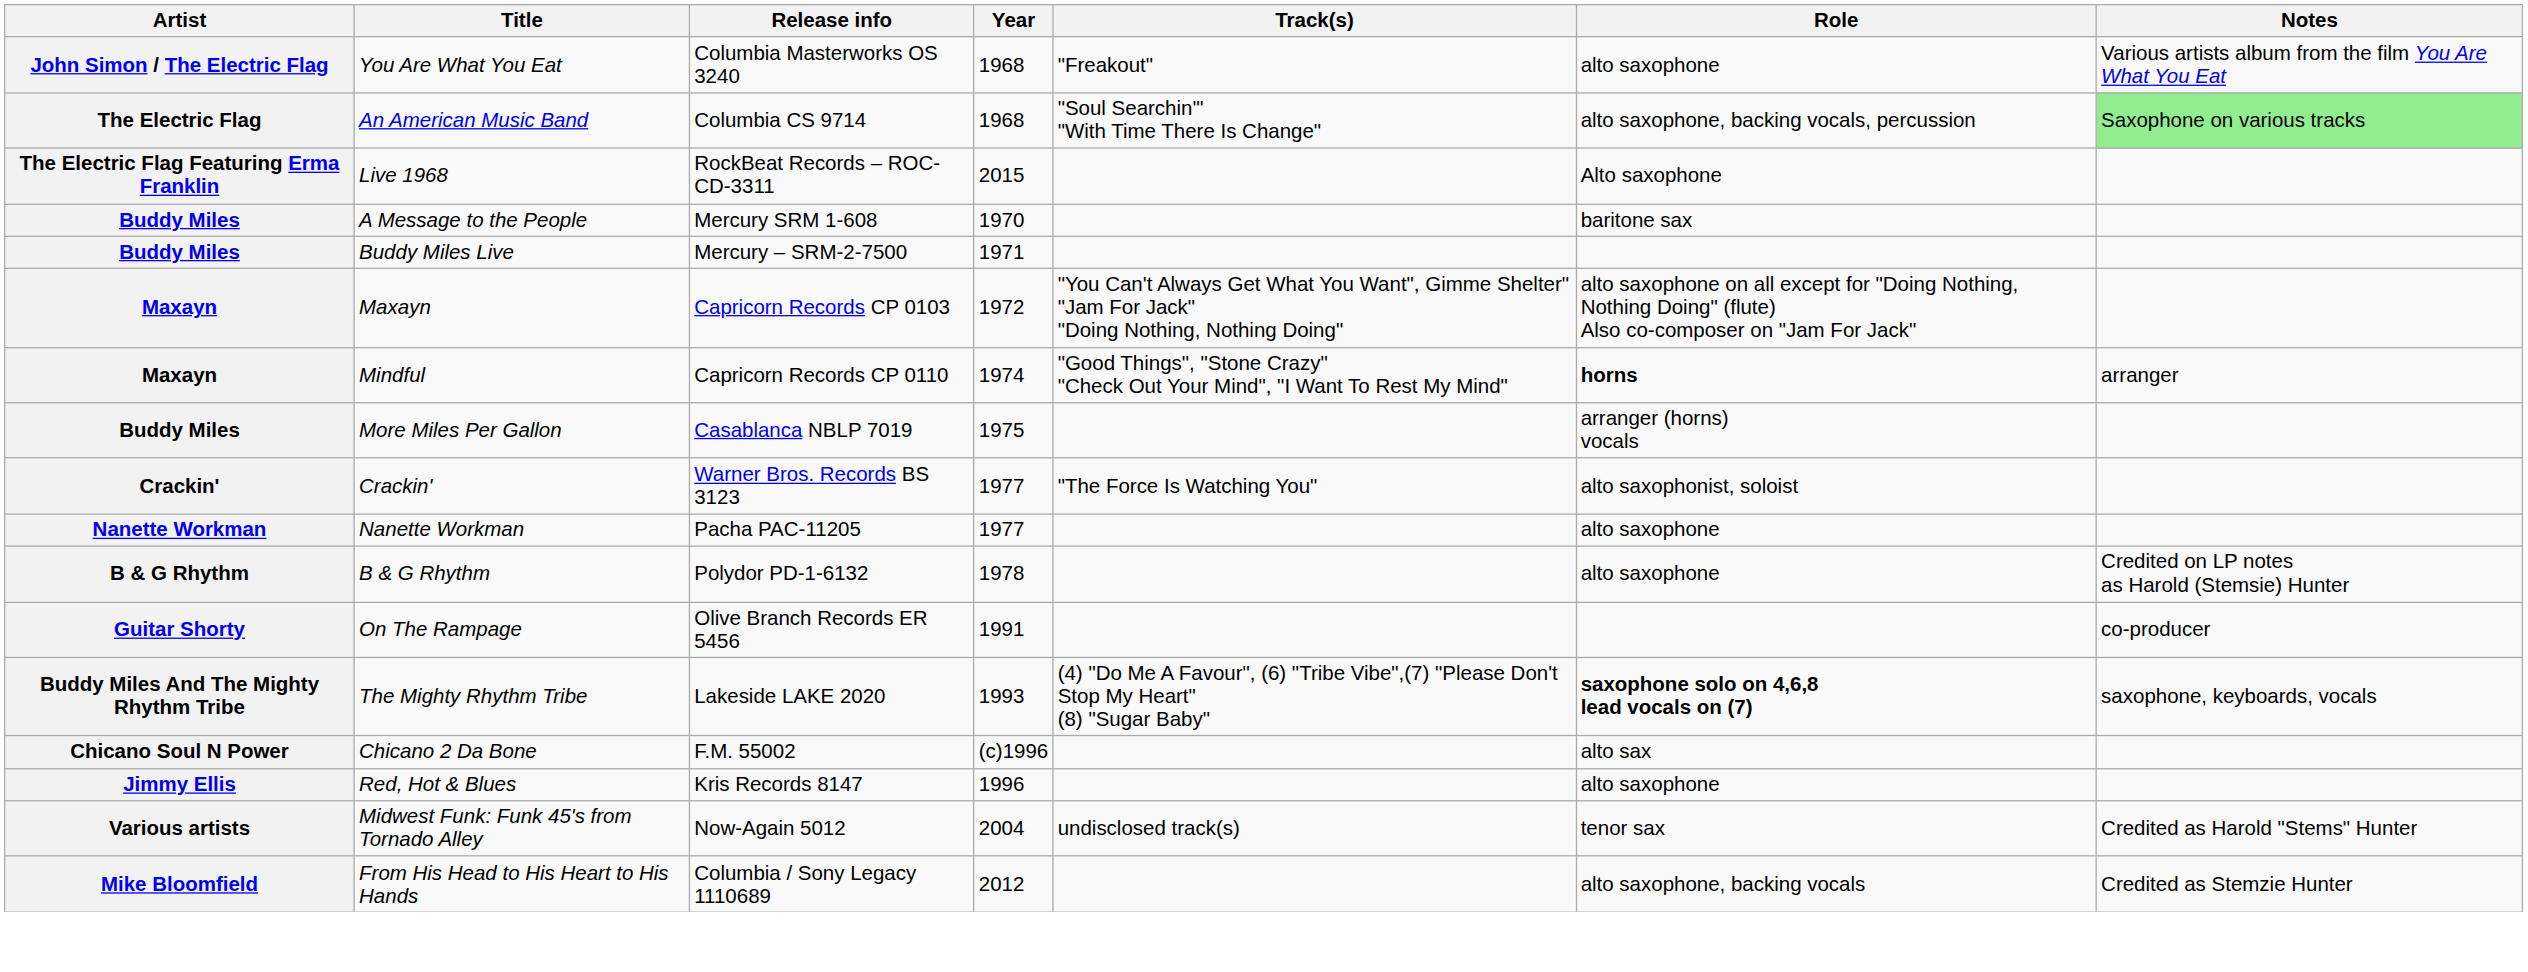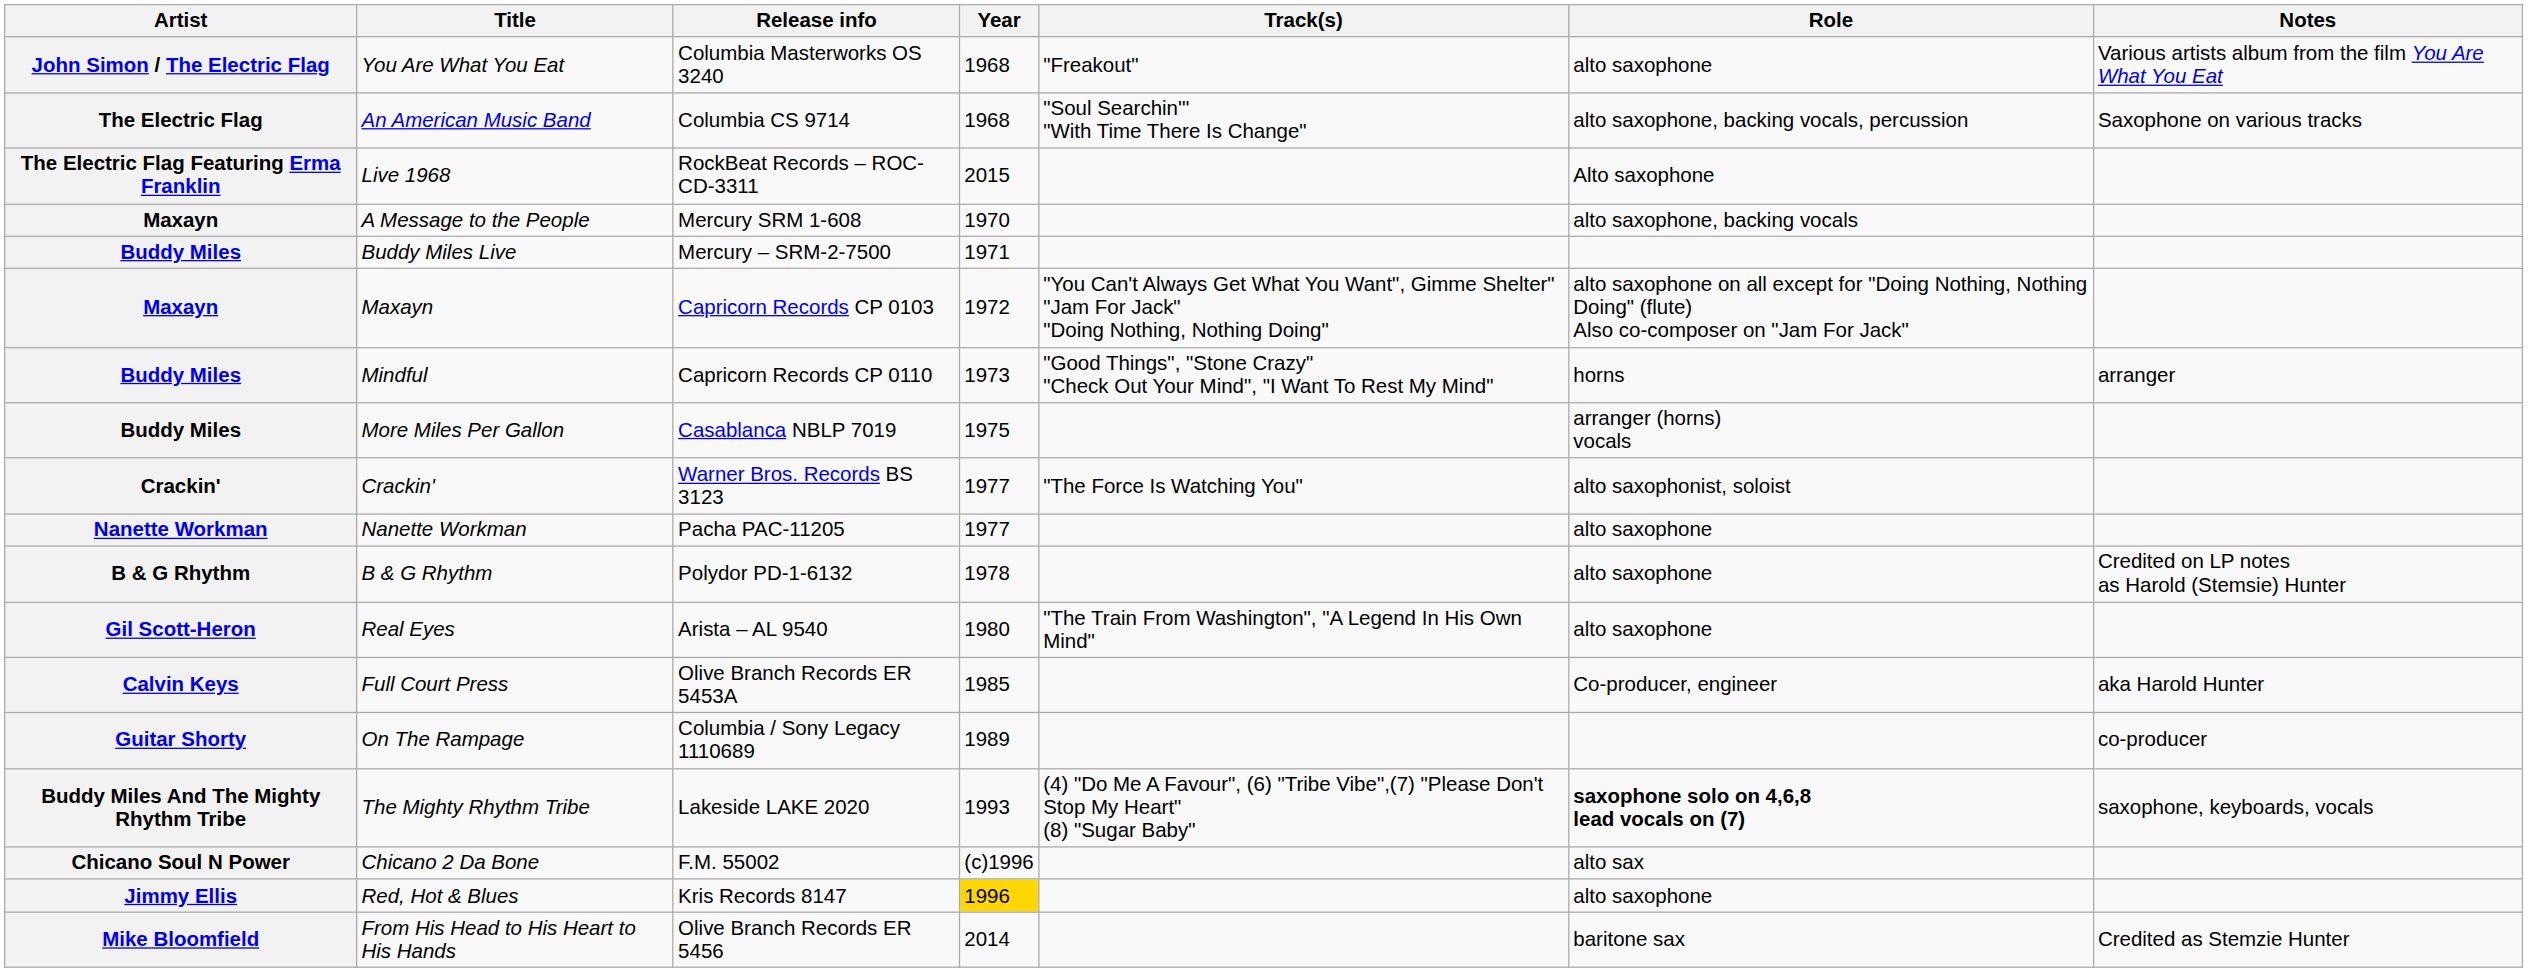(2233, 120) lightgreen background -> (2230, 120) no background
(179, 219) Buddy Miles -> (181, 219) Maxayn
(1636, 219) baritone sax -> (1716, 219) alto saxophone, backing vocals
(179, 374) Maxayn -> (181, 374) Buddy Miles
(1002, 374) 1974 -> (987, 374) 1973
(1609, 374) bold -> (1599, 374) normal
+ row: (408, 629)
+ row: (435, 684)
(811, 629) Olive Branch Records ER 5456 -> (789, 740) Columbia / Sony Legacy 1110689
(1002, 629) 1991 -> (987, 740) 1989
(1002, 784) no background -> (987, 895) gold background
- row: (495, 828)
(805, 883) Columbia / Sony Legacy 1110689 -> (795, 939) Olive Branch Records ER 5456
(1002, 883) 2012 -> (987, 939) 2014
(1723, 883) alto saxophone, backing vocals -> (1629, 939) baritone sax
